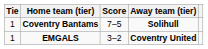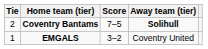(12, 24) 1 -> (12, 24) 2
(163, 38) bold -> (163, 38) normal
